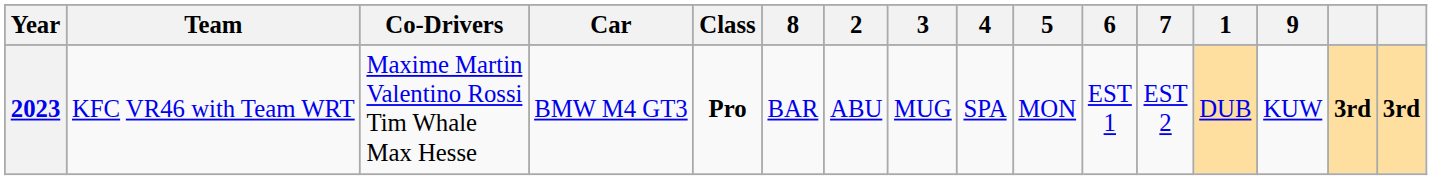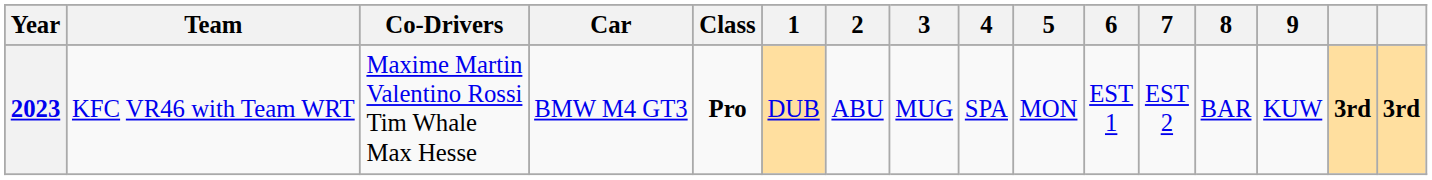columns swapped: (1225, 24) <-> (793, 24)
